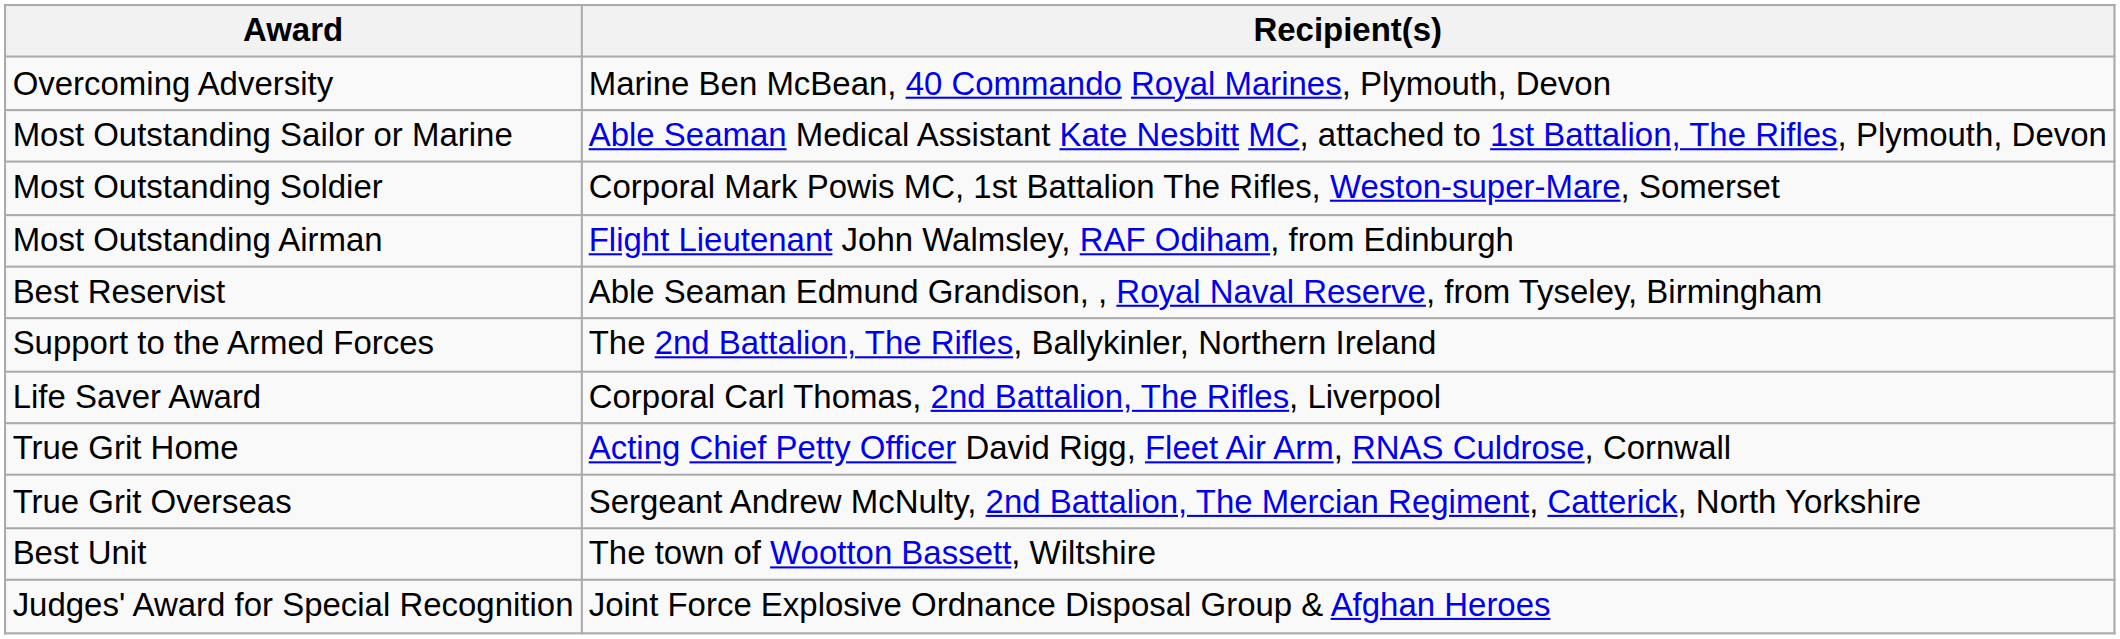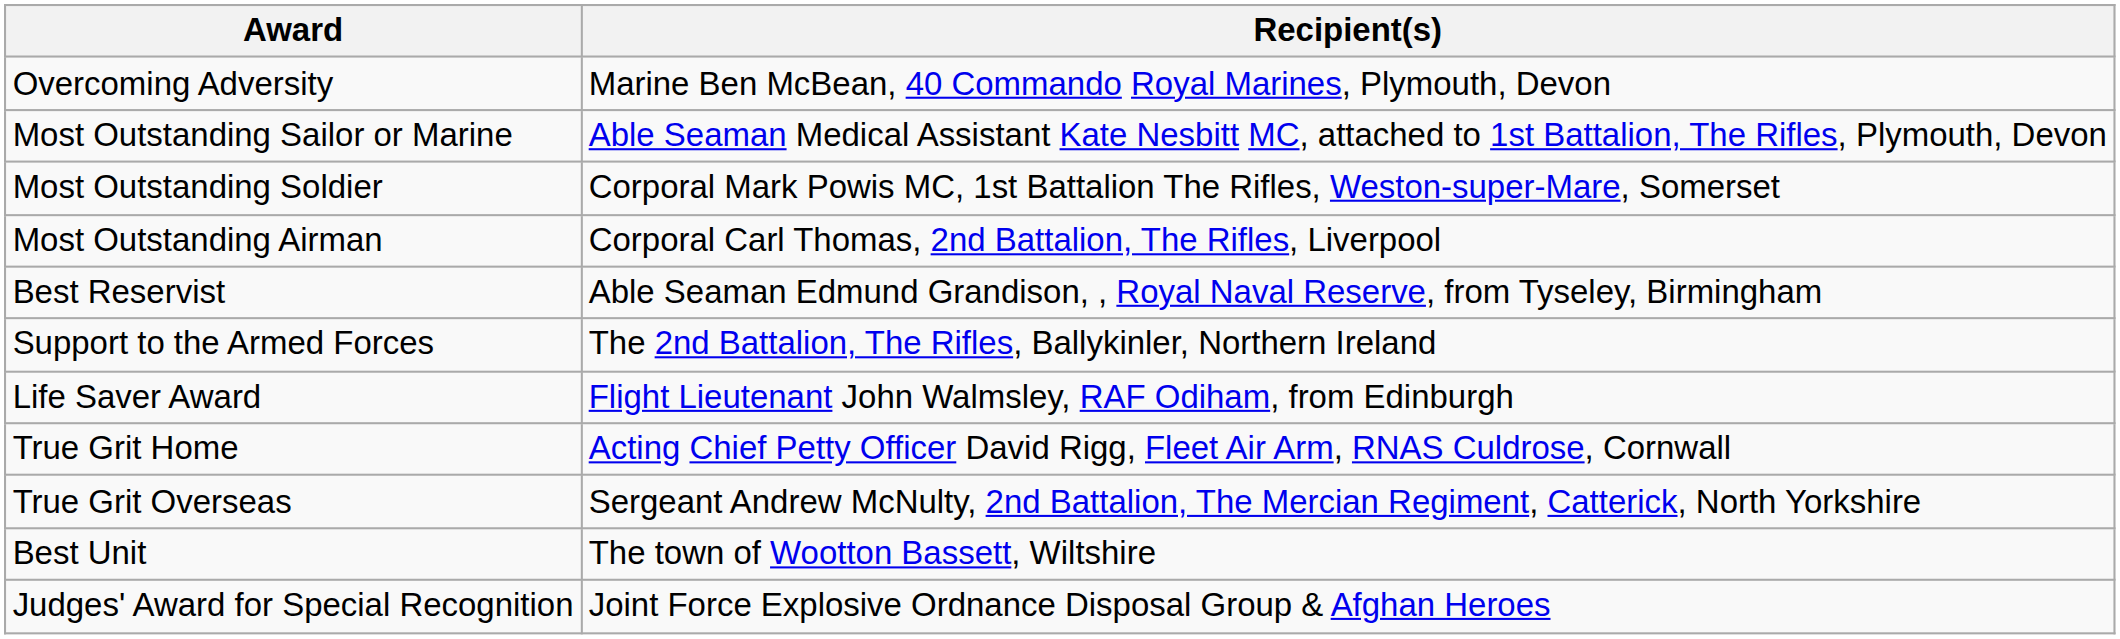(1051, 239) Flight Lieutenant John Walmsley, RAF Odiham, from Edinburgh -> (1015, 239) Corporal Carl Thomas, 2nd Battalion, The Rifles, Liverpool
(1015, 396) Corporal Carl Thomas, 2nd Battalion, The Rifles, Liverpool -> (1051, 396) Flight Lieutenant John Walmsley, RAF Odiham, from Edinburgh
